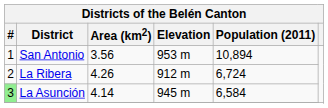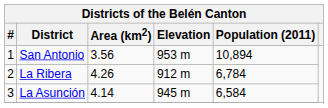(231, 74) 6,724 -> (231, 74) 6,784
(11, 93) lightgreen background -> (11, 93) no background
